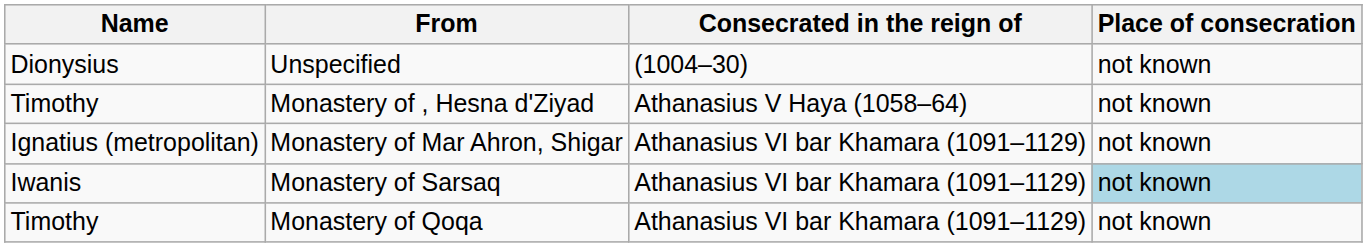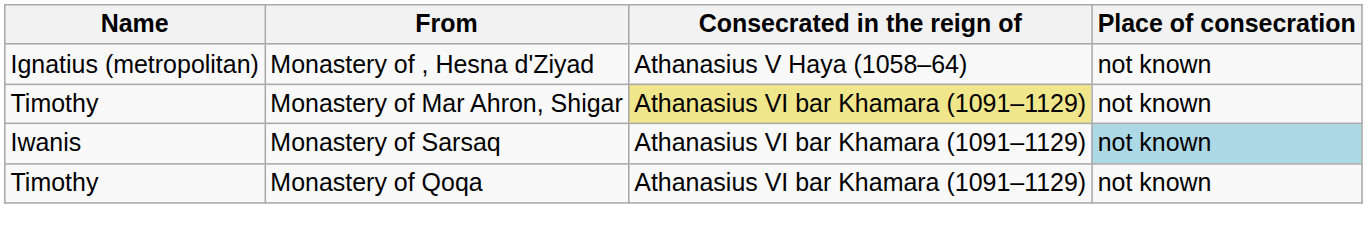- row: (336, 63)
(54, 103) Timothy -> (135, 63) Ignatius (metropolitan)
(135, 143) Ignatius (metropolitan) -> (54, 103) Timothy
(860, 143) no background -> (860, 103) khaki background
